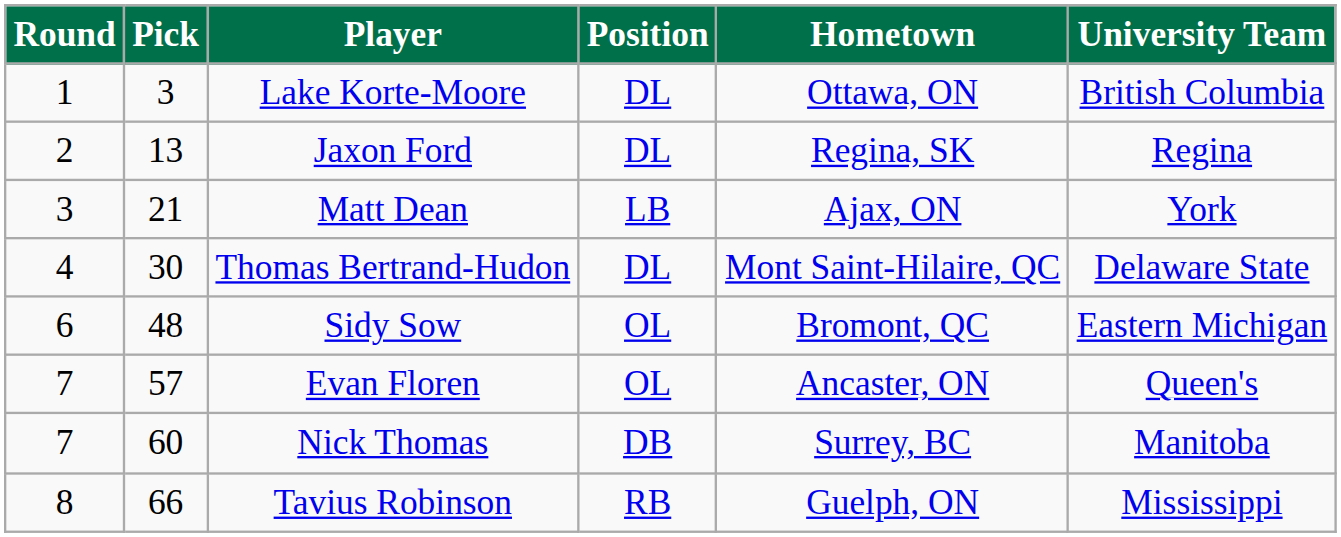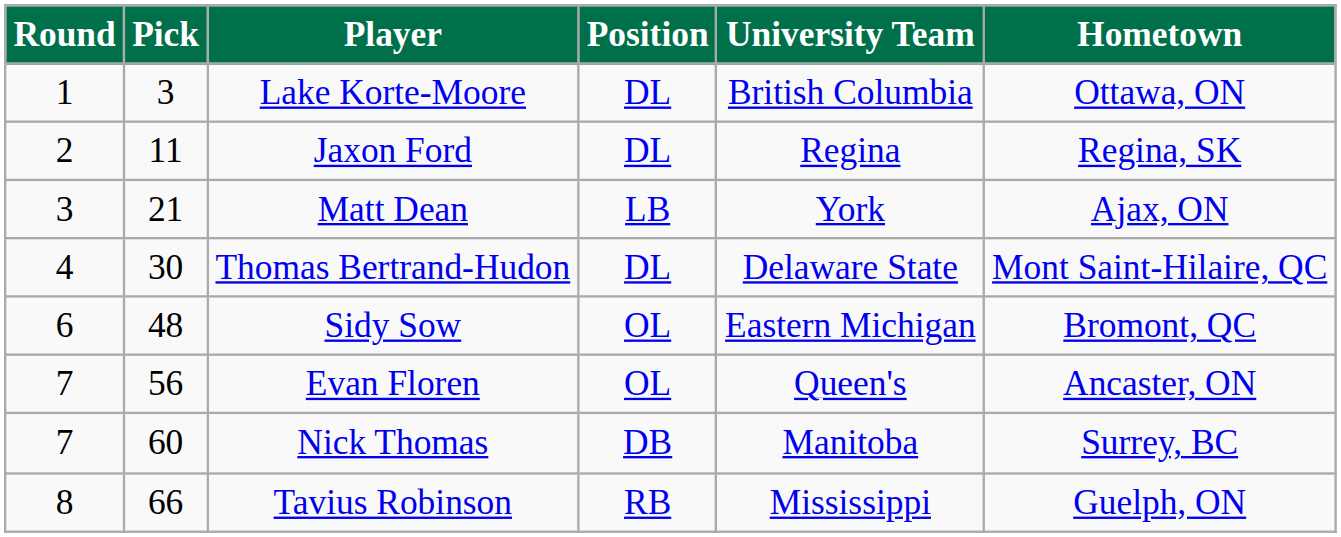columns swapped: (1202, 33) <-> (893, 33)
(166, 150) 13 -> (166, 150) 11
(166, 384) 57 -> (166, 384) 56
